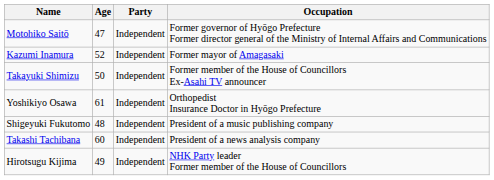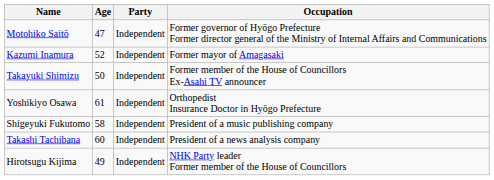(100, 124) 48 -> (100, 124) 58
